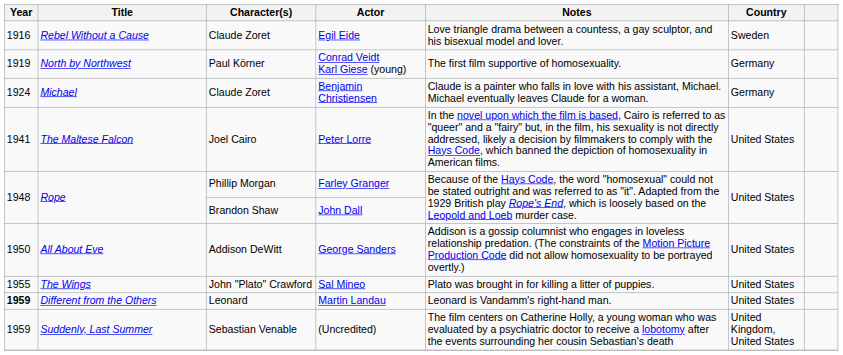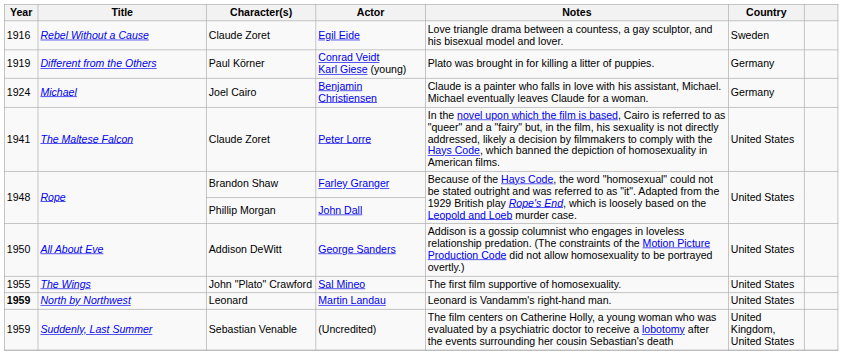(86, 64) North by Northwest -> (99, 64) Different from the Others
(524, 64) The first film supportive of homosexuality. -> (541, 64) Plato was brought in for killing a litter of puppies.
(239, 92) Claude Zoret -> (233, 92) Joel Cairo
(233, 139) Joel Cairo -> (239, 139) Claude Zoret
(242, 184) Phillip Morgan -> (243, 184) Brandon Shaw
(243, 210) Brandon Shaw -> (242, 210) Phillip Morgan
(541, 284) Plato was brought in for killing a litter of puppies. -> (524, 284) The first film supportive of homosexuality.
(99, 301) Different from the Others -> (86, 301) North by Northwest
